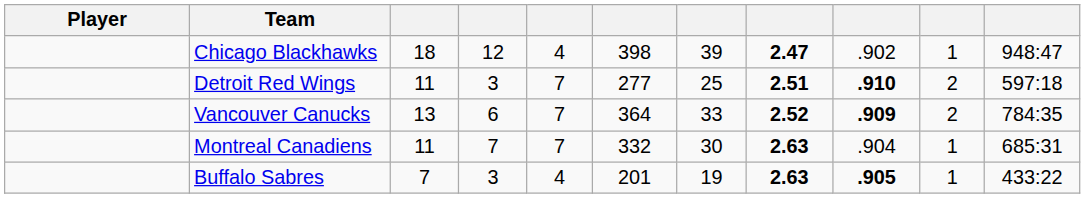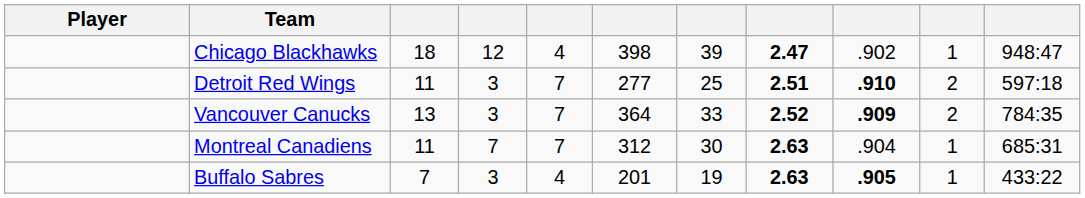(493, 114) 6 -> (493, 114) 3
(635, 146) 332 -> (635, 146) 312
